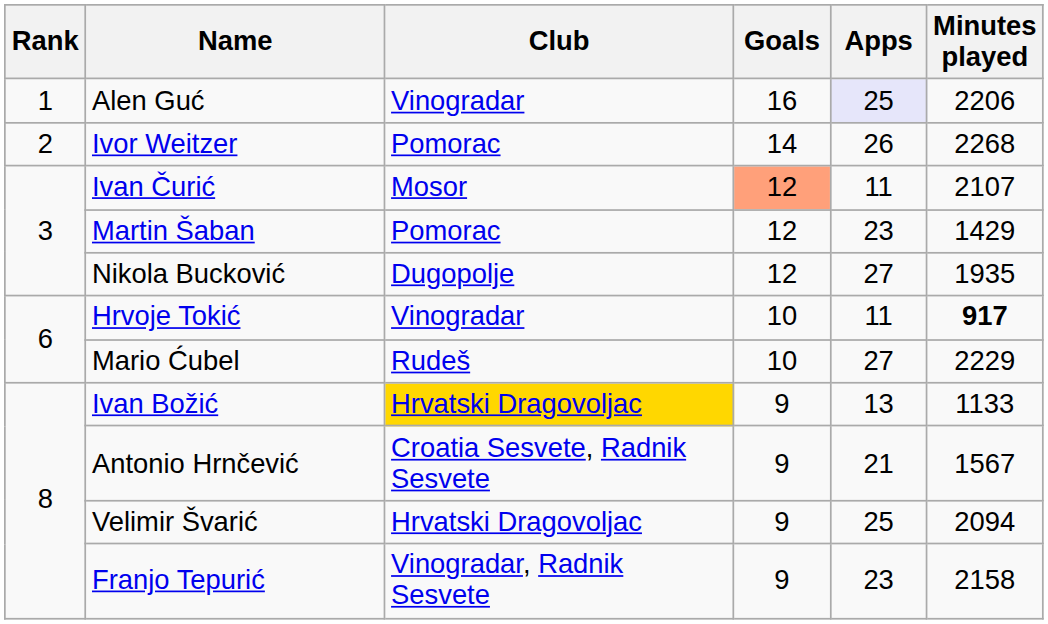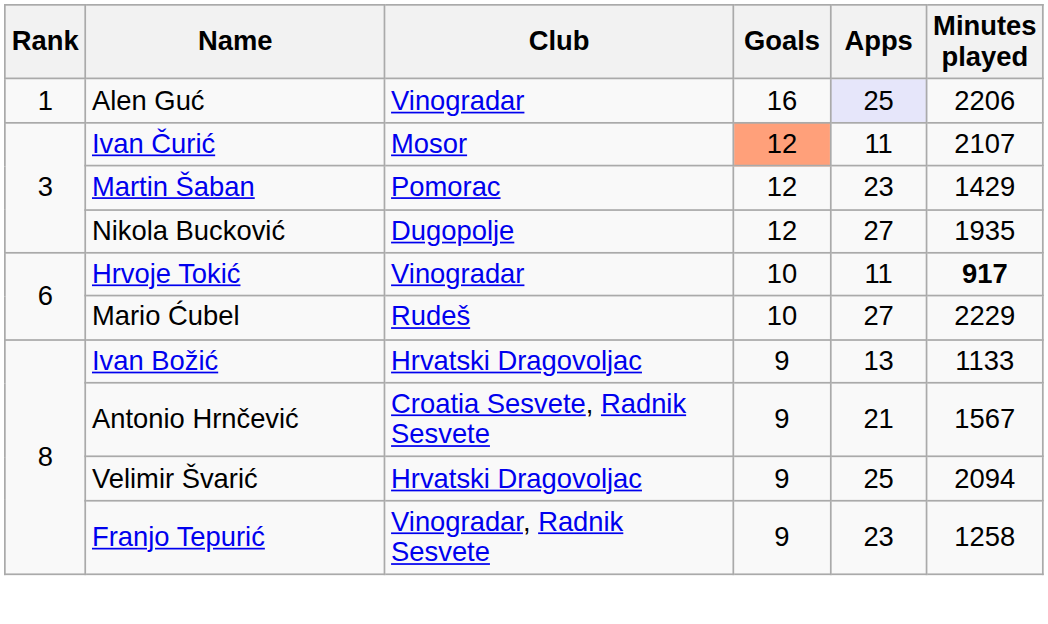- row: (165, 143)
(517, 404) gold background -> (517, 360) no background
(985, 580) 2158 -> (985, 537) 1258
